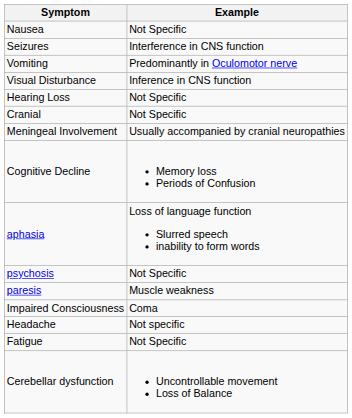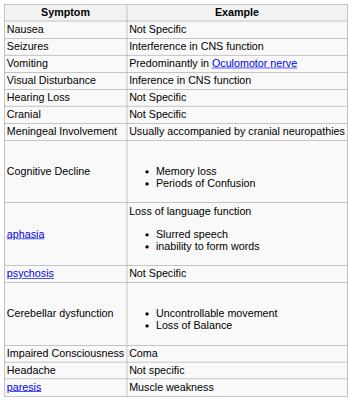rows swapped: (60, 381) <-> (24, 291)
- row: (25, 342)
